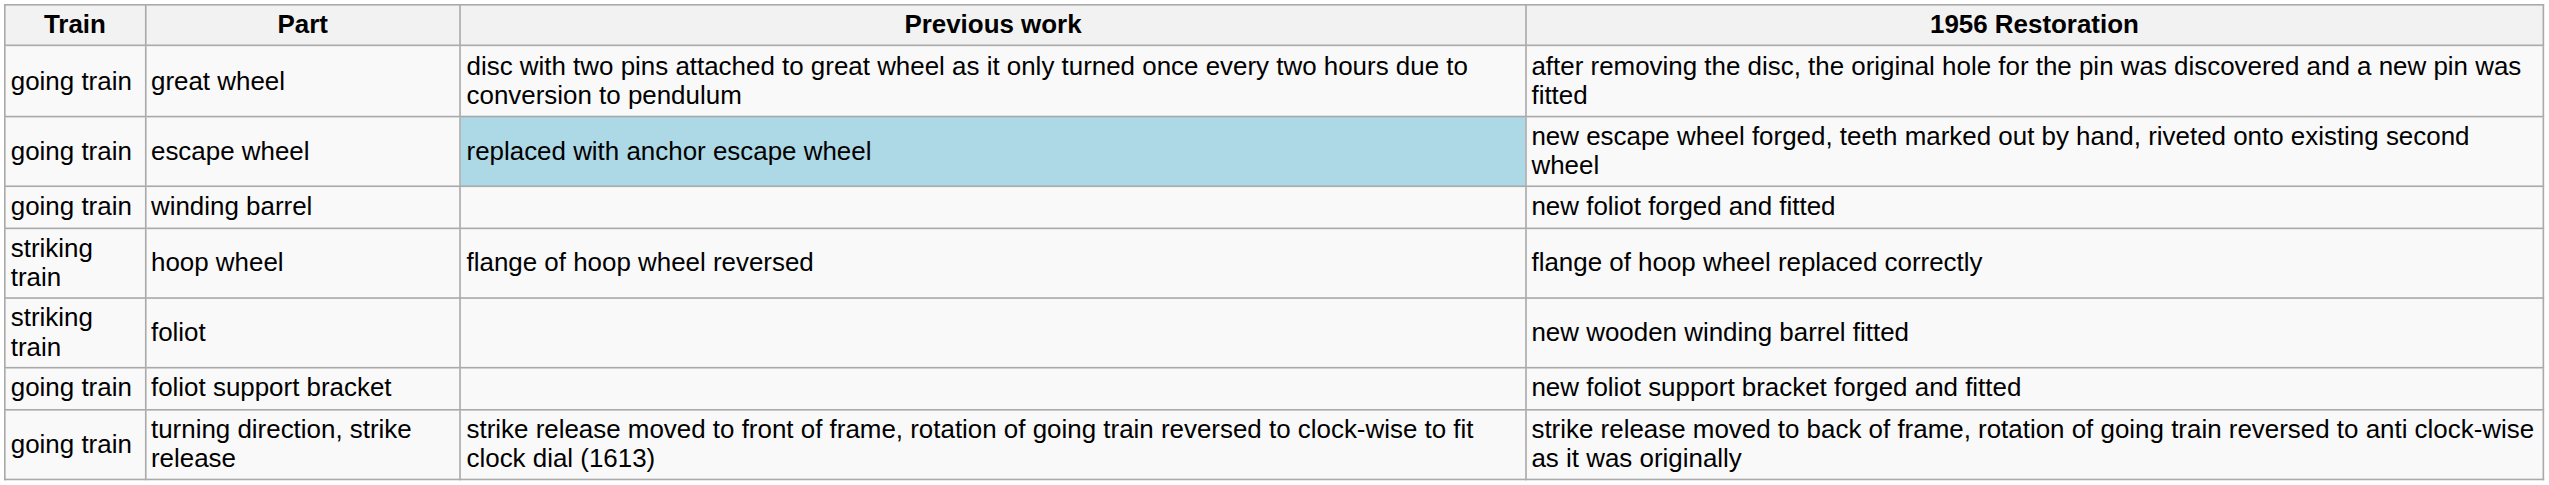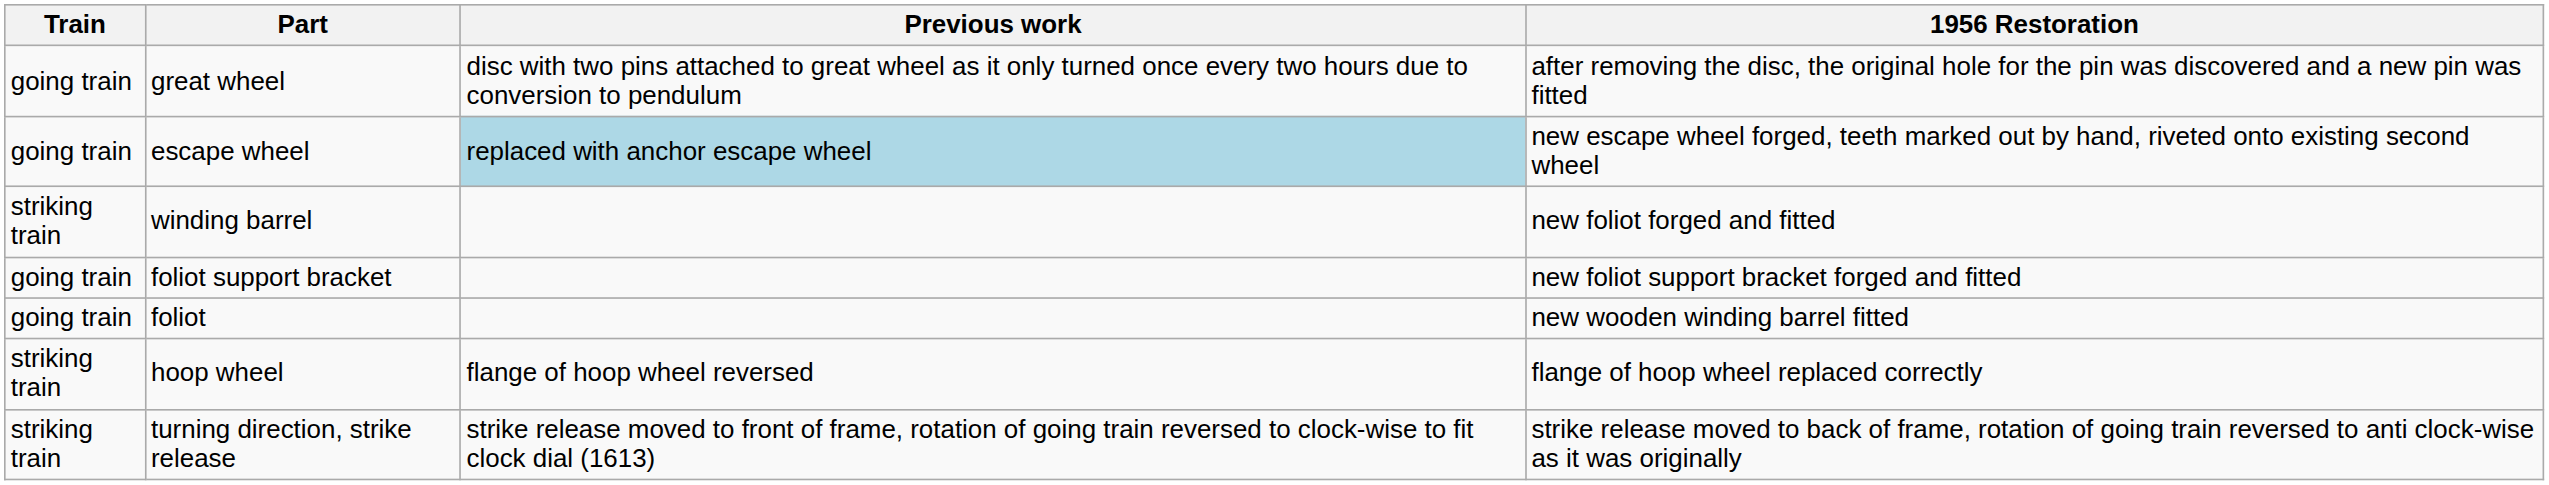(71, 206) going train -> (52, 221) striking train
rows swapped: (271, 388) <-> (217, 262)
(52, 332) striking train -> (71, 318) going train
(71, 444) going train -> (52, 444) striking train
